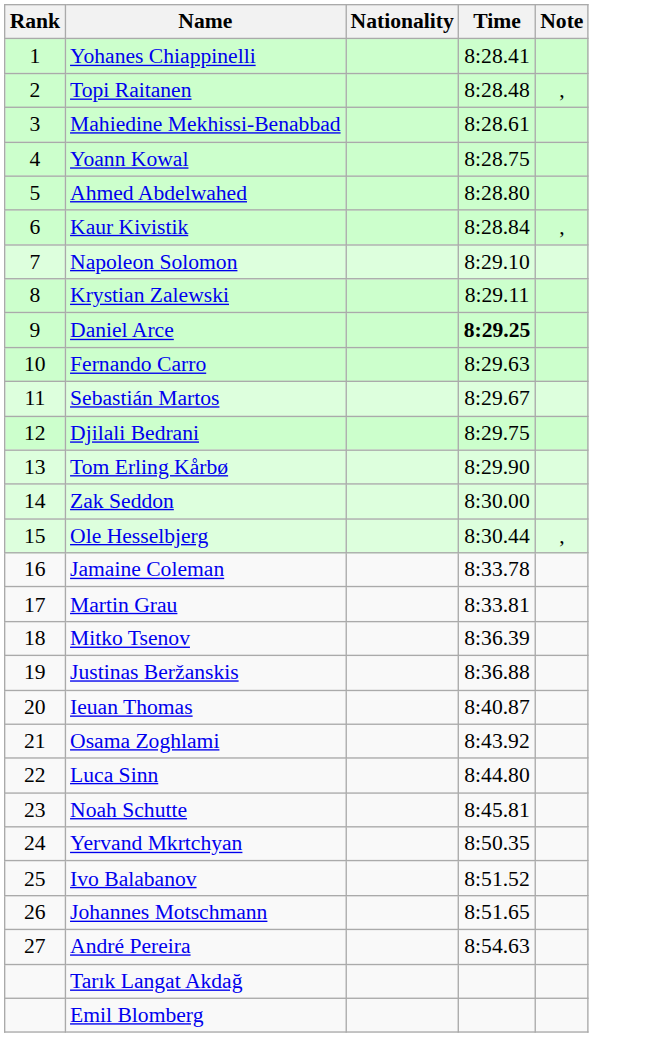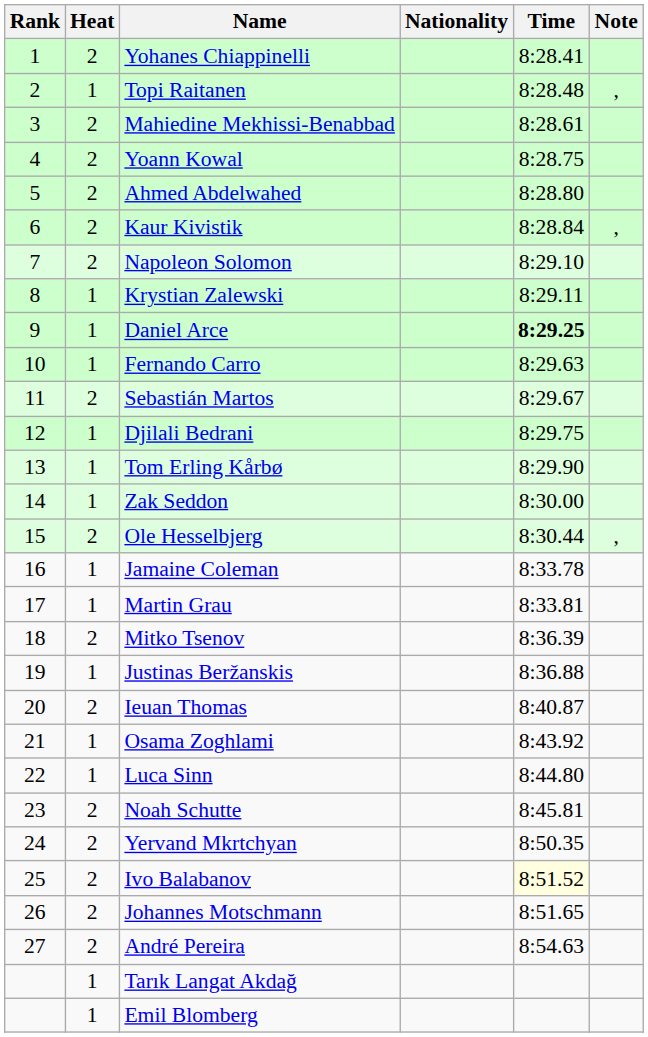+ column: (92, 21)
(497, 878) no background -> (551, 878) lightyellow background
